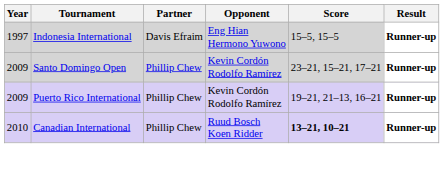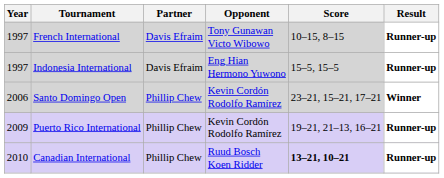+ row: (76, 37)
(18, 67) 2009 -> (18, 97) 2006
(411, 67) Runner-up -> (404, 97) Winner
